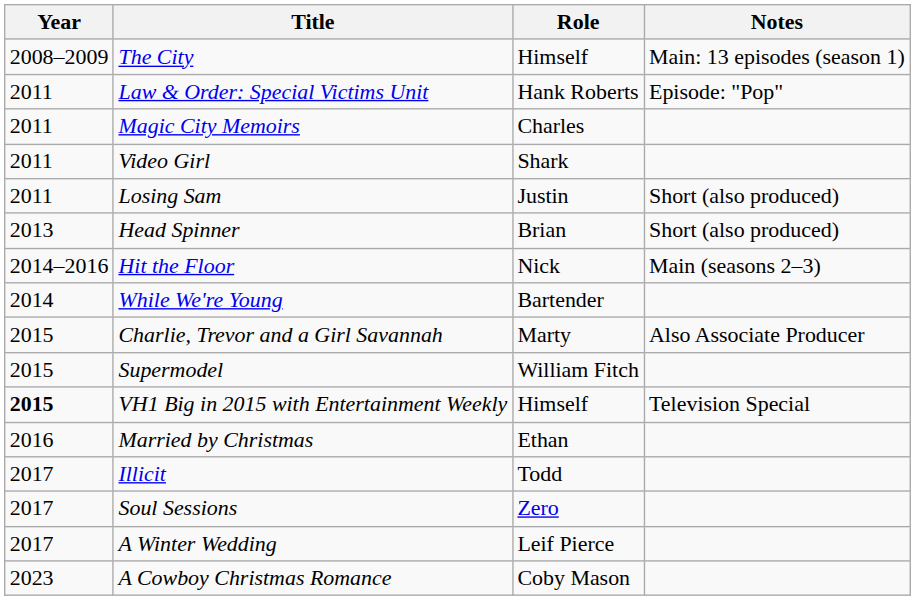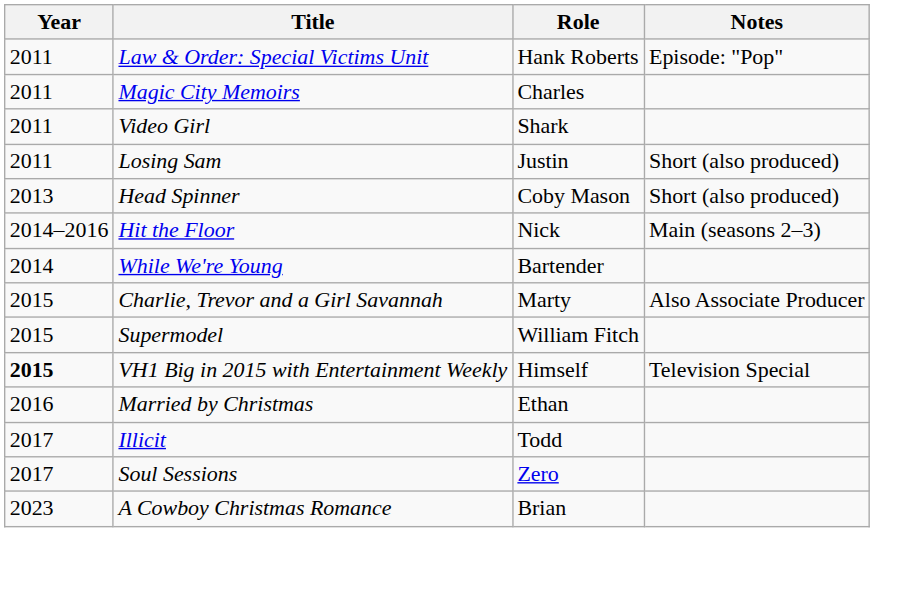- row: (156, 56)
(542, 230) Brian -> (574, 195) Coby Mason
- row: (198, 543)
(574, 578) Coby Mason -> (542, 508) Brian
